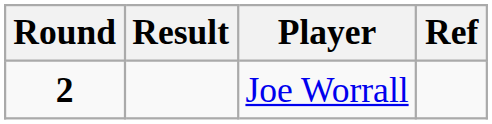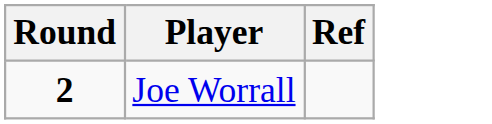- column: (181, 32)
